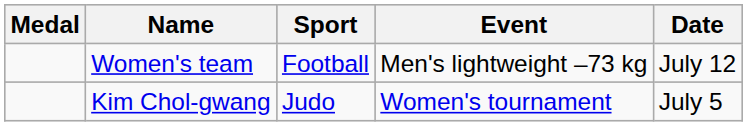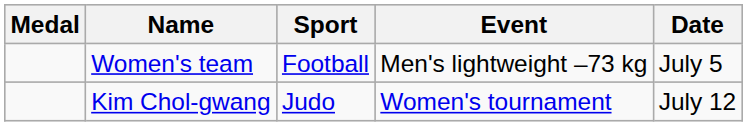(697, 63) July 12 -> (691, 63) July 5
(691, 102) July 5 -> (697, 102) July 12
